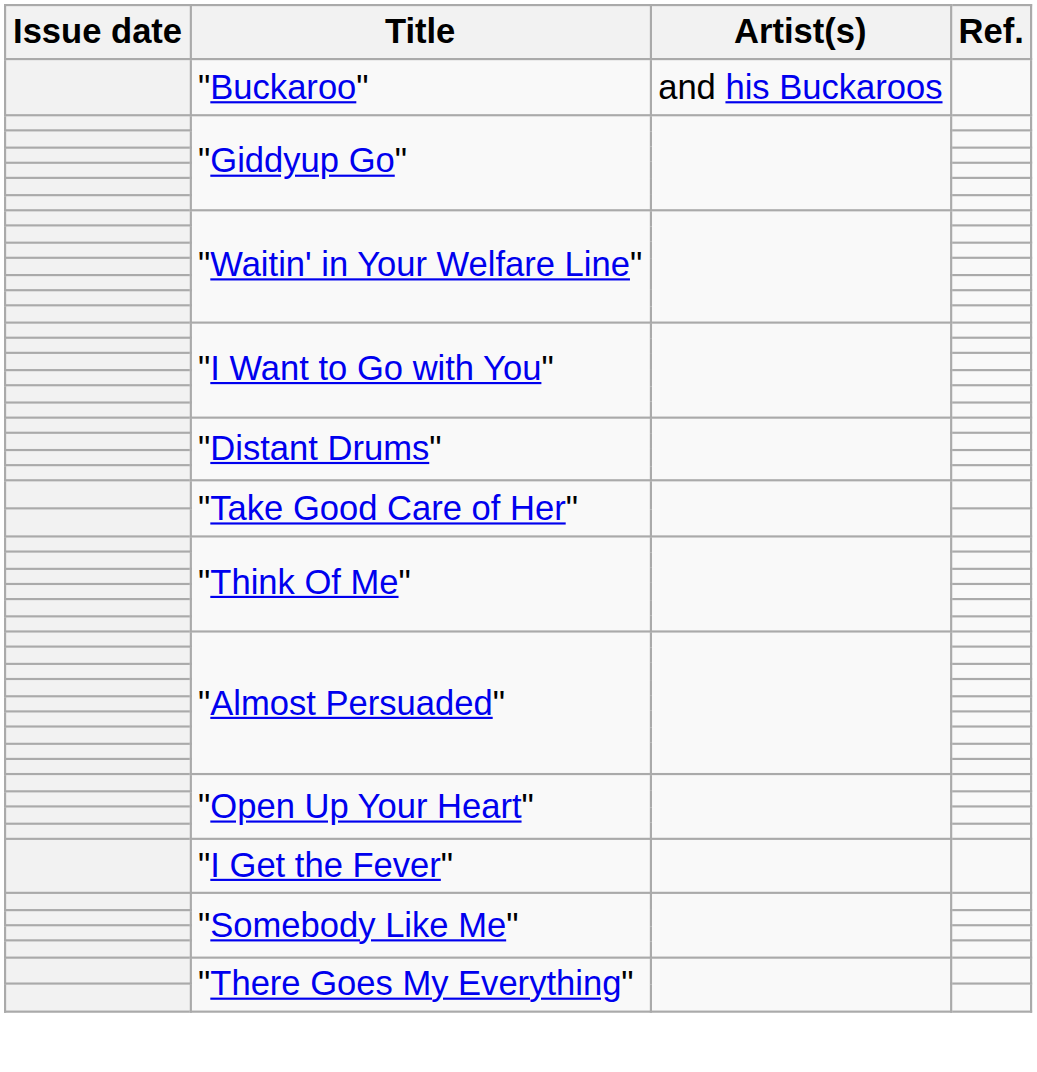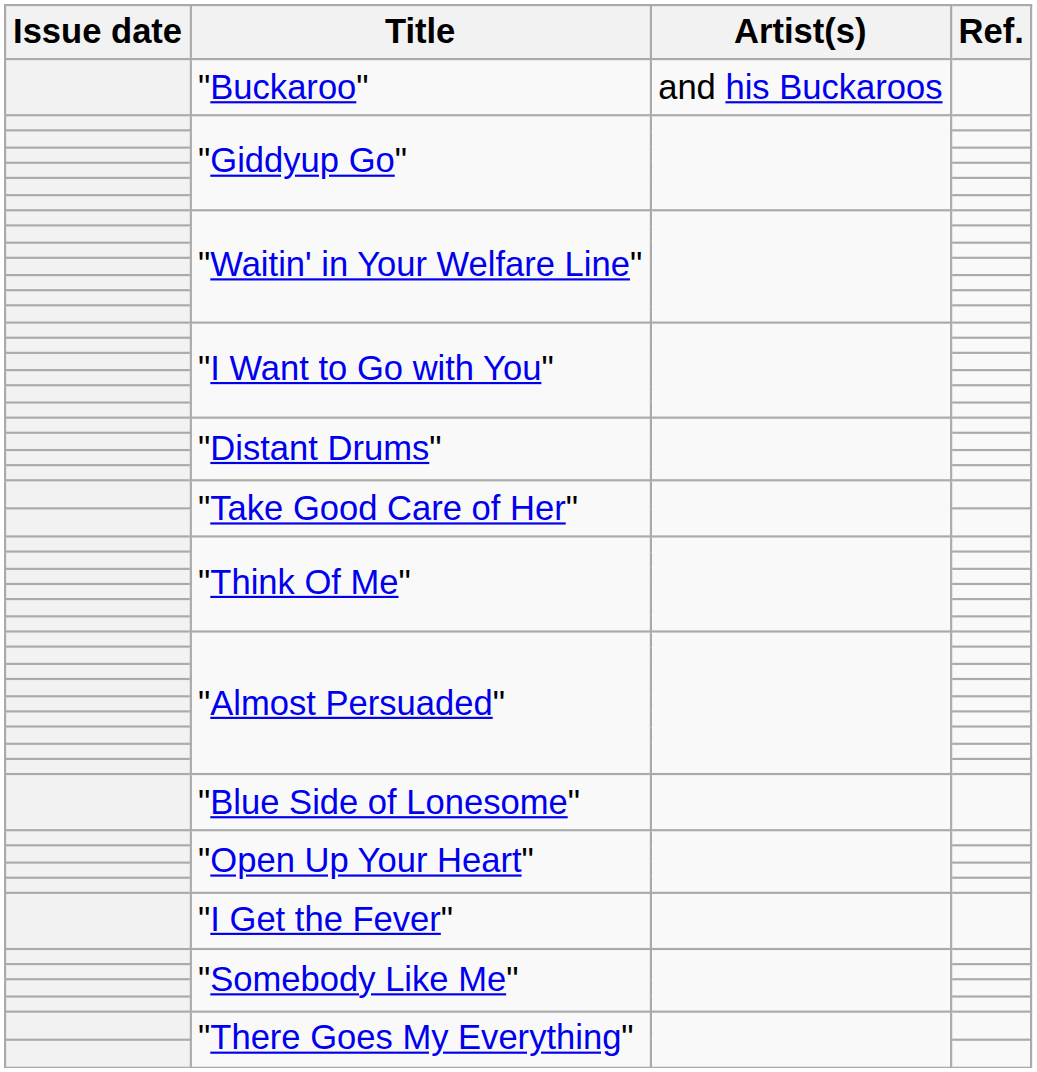+ row: (389, 801)
